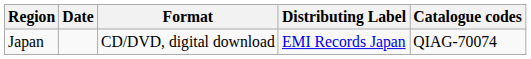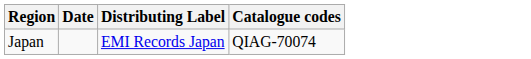- column: (188, 16)
